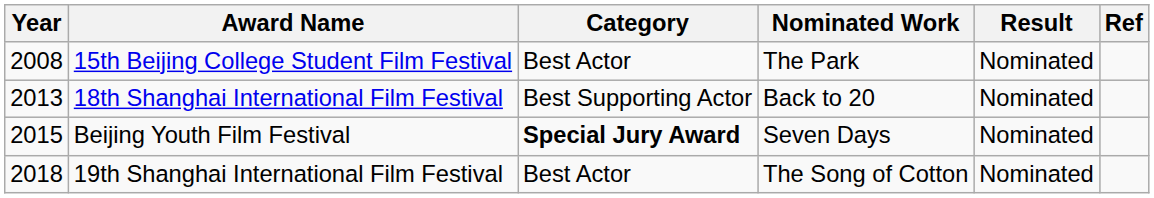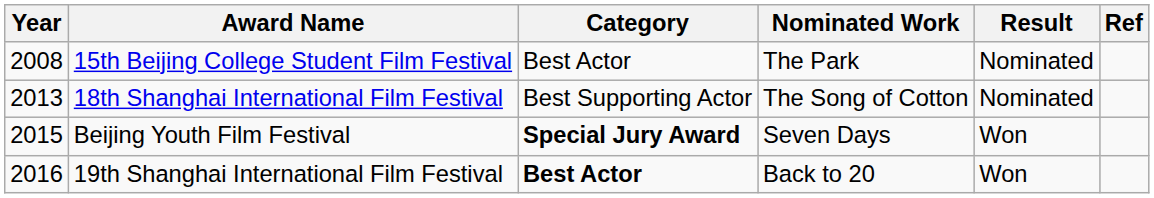(819, 98) Back to 20 -> (866, 98) The Song of Cotton
(1037, 135) Nominated -> (1003, 135) Won
(37, 173) 2018 -> (37, 173) 2016
(577, 173) normal -> (582, 173) bold
(866, 173) The Song of Cotton -> (819, 173) Back to 20
(1037, 173) Nominated -> (1003, 173) Won
